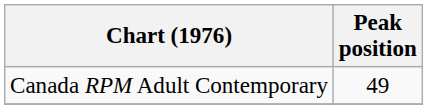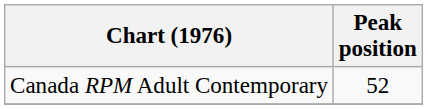(378, 85) 49 -> (378, 85) 52
